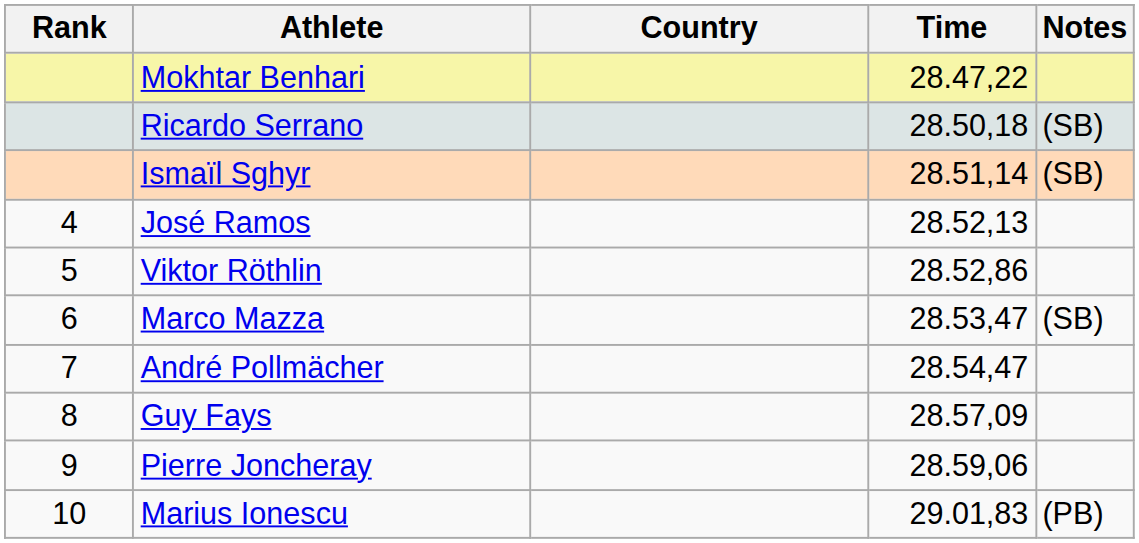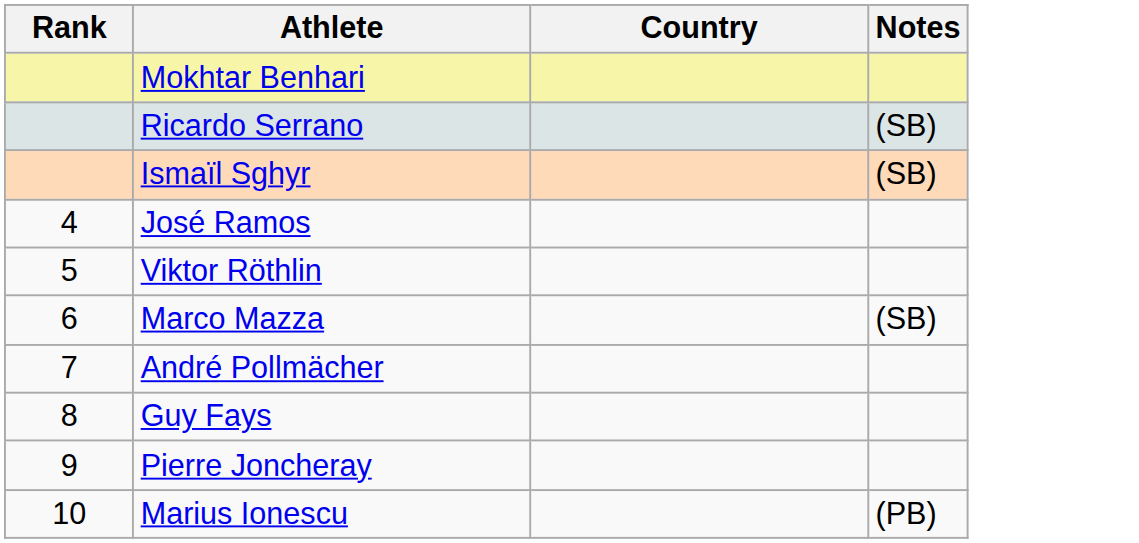- column: (952, 28)
